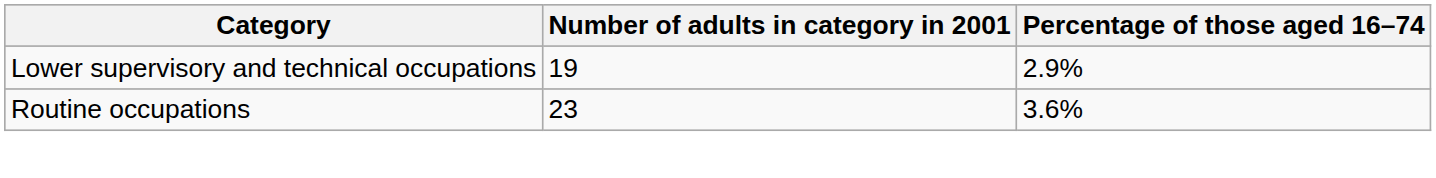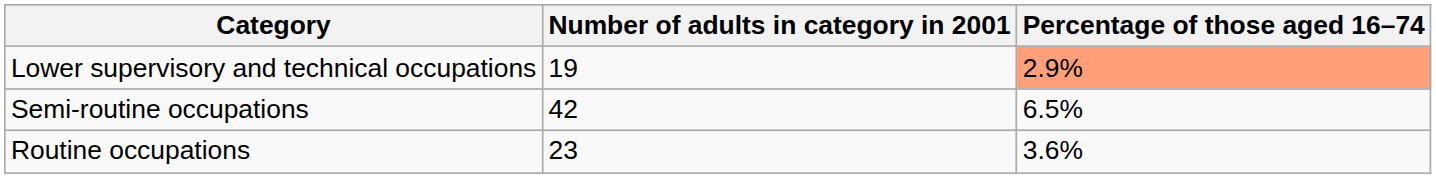(1053, 67) no background -> (1053, 67) lightsalmon background
+ row: (160, 109)
